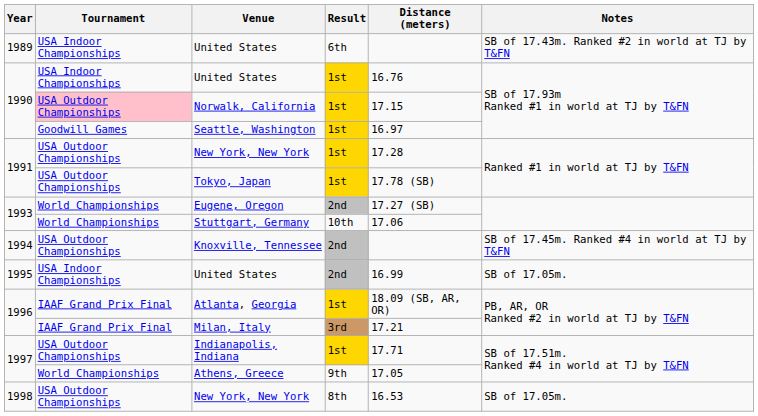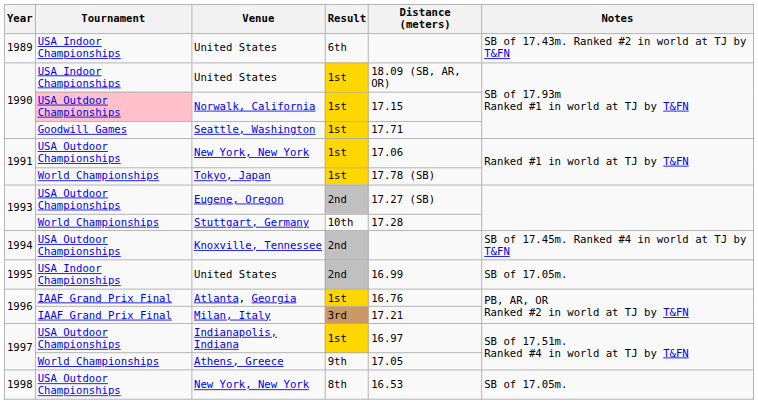(387, 78) 16.76 -> (416, 78) 18.09 (SB, AR, OR)
(387, 130) 16.97 -> (387, 130) 17.71
(387, 153) 17.28 -> (387, 153) 17.06
(79, 182) USA Outdoor Championships -> (98, 176) World Championships
(98, 206) World Championships -> (79, 200) USA Outdoor Championships
(387, 223) 17.06 -> (387, 223) 17.28
(416, 304) 18.09 (SB, AR, OR) -> (387, 298) 16.76
(387, 351) 17.71 -> (387, 339) 16.97
